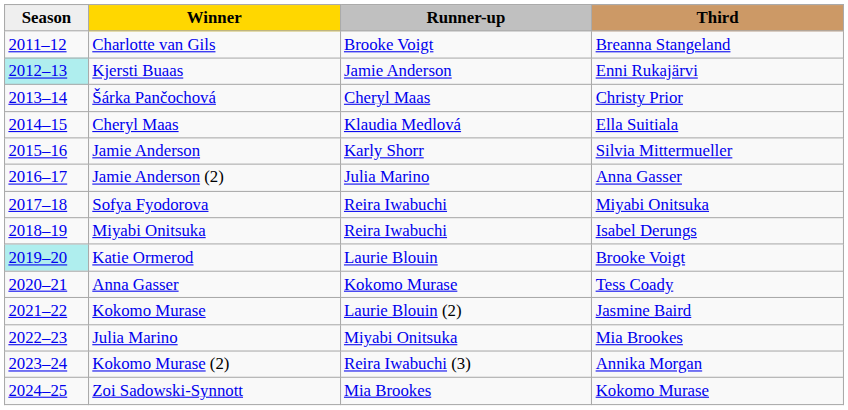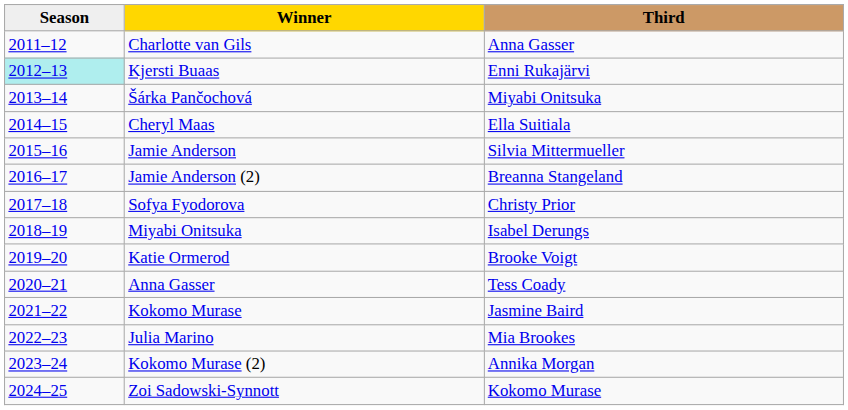- column: (466, 17)
(663, 44) Breanna Stangeland -> (531, 44) Anna Gasser
(639, 97) Christy Prior -> (544, 97) Miyabi Onitsuka
(639, 177) Anna Gasser -> (555, 177) Breanna Stangeland
(652, 204) Miyabi Onitsuka -> (531, 204) Christy Prior
(38, 257) paleturquoise background -> (38, 257) no background
